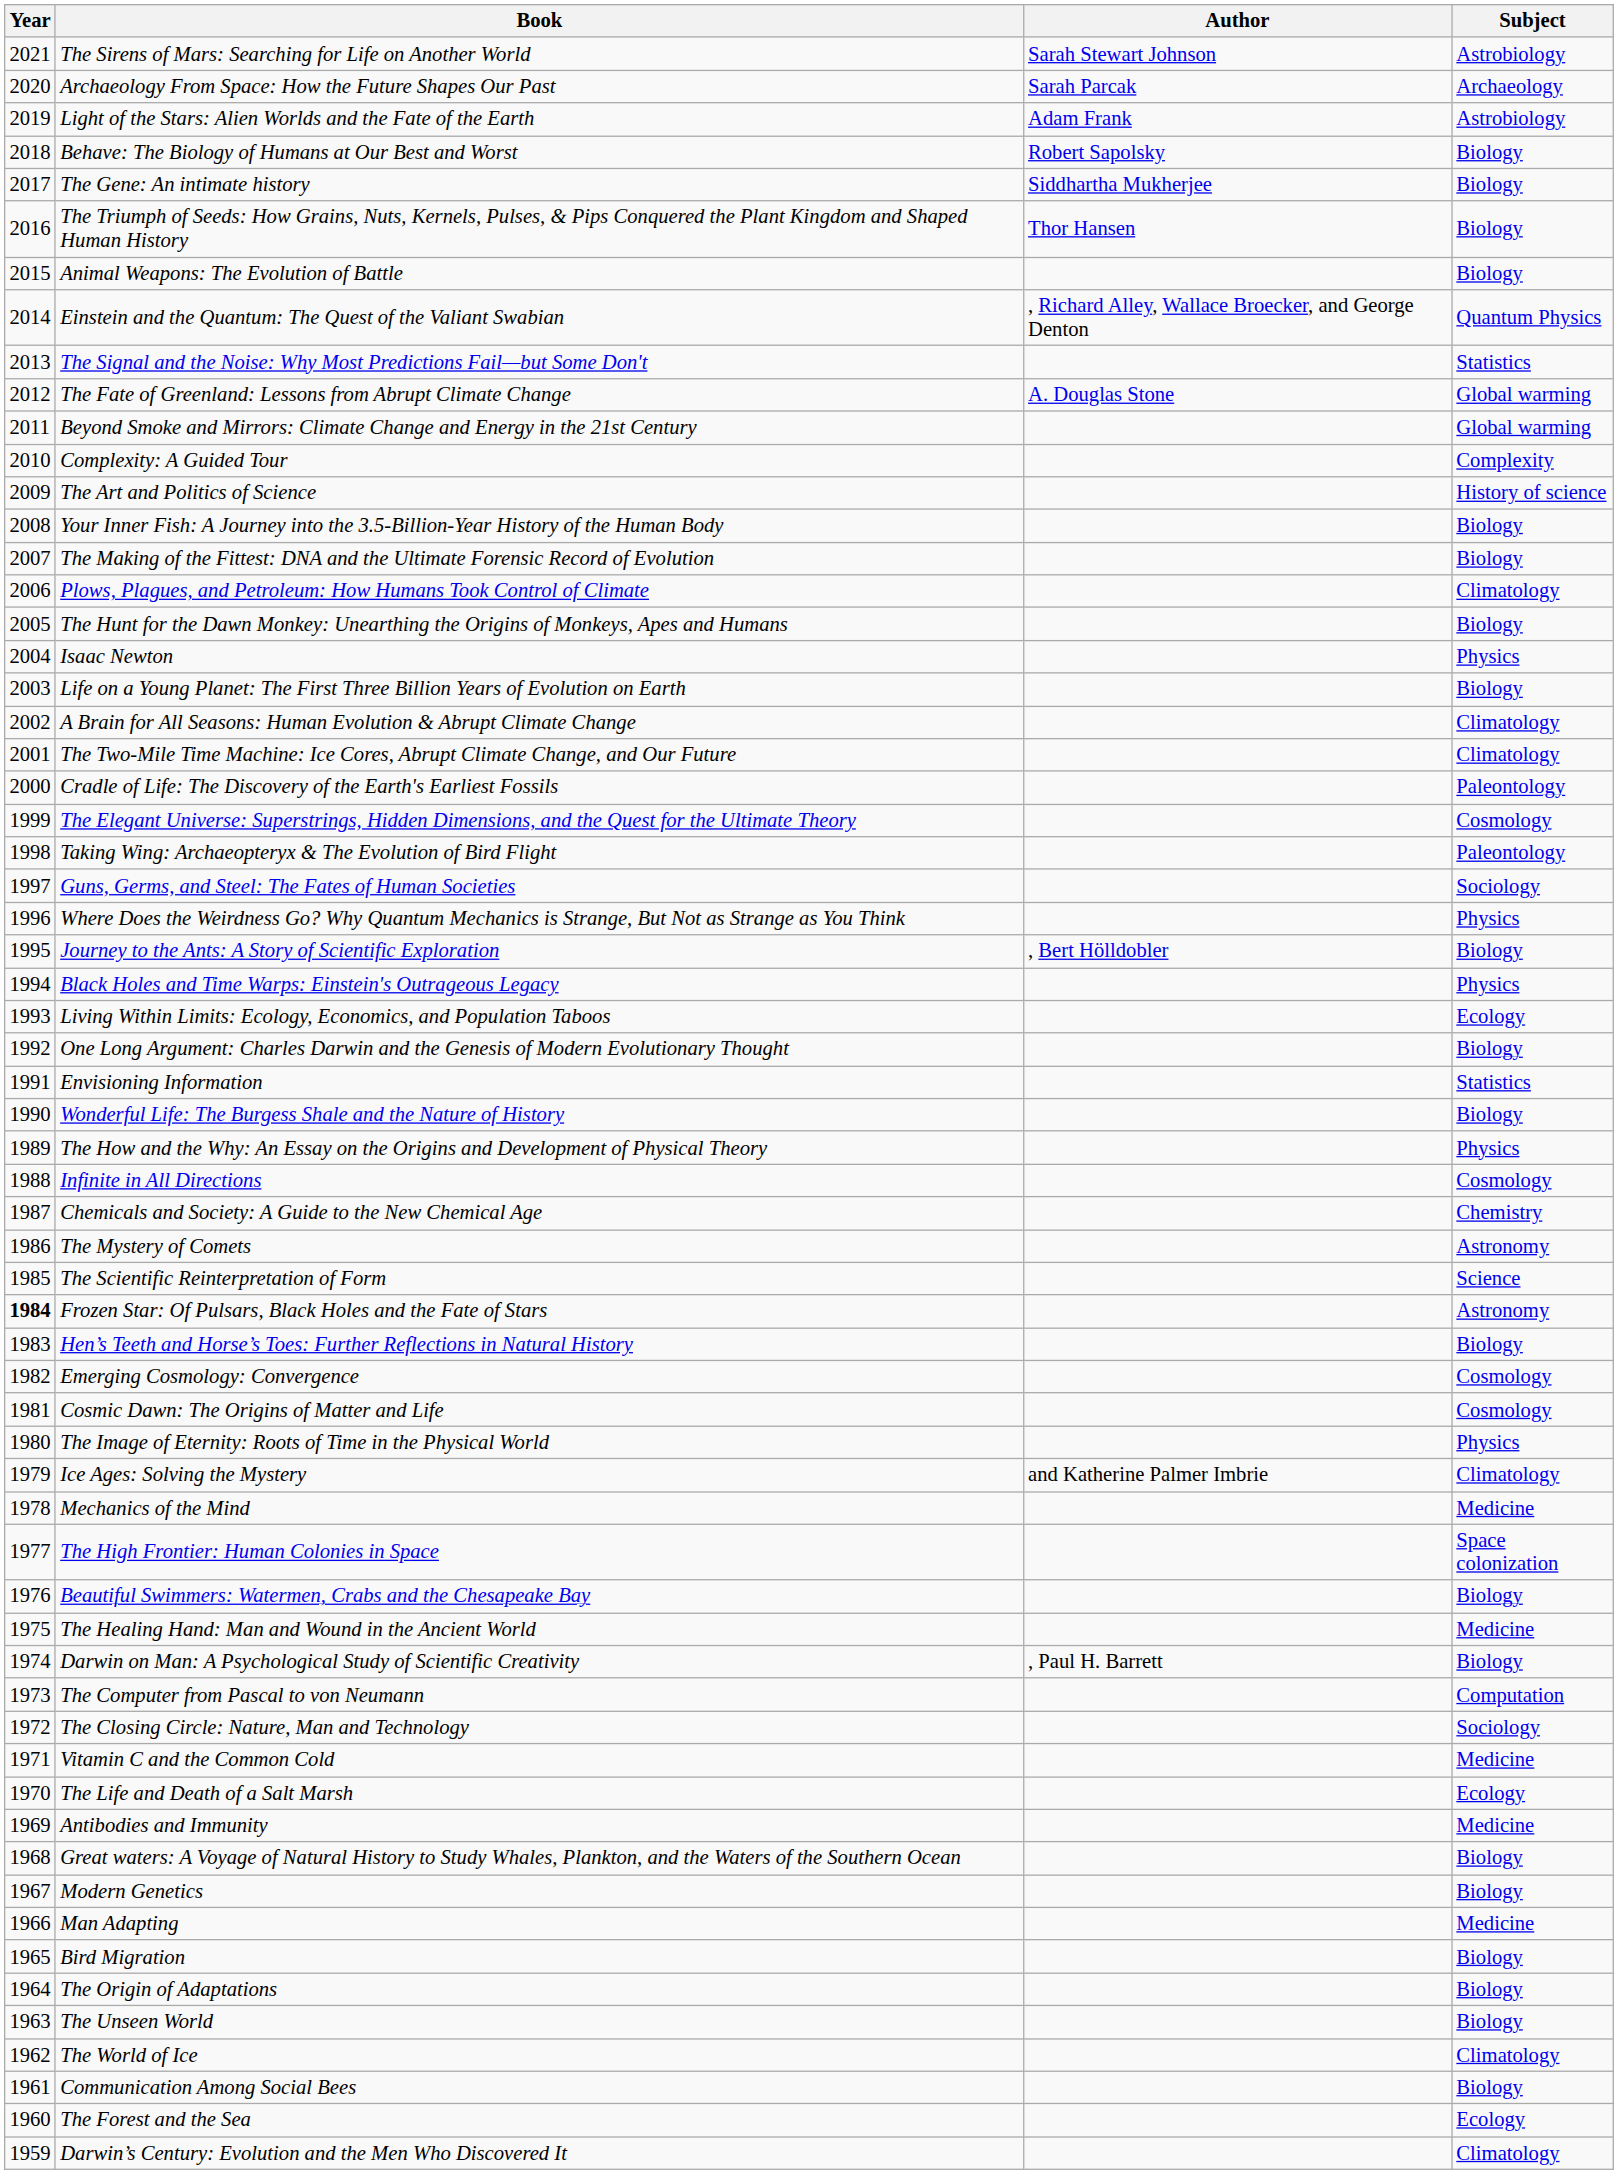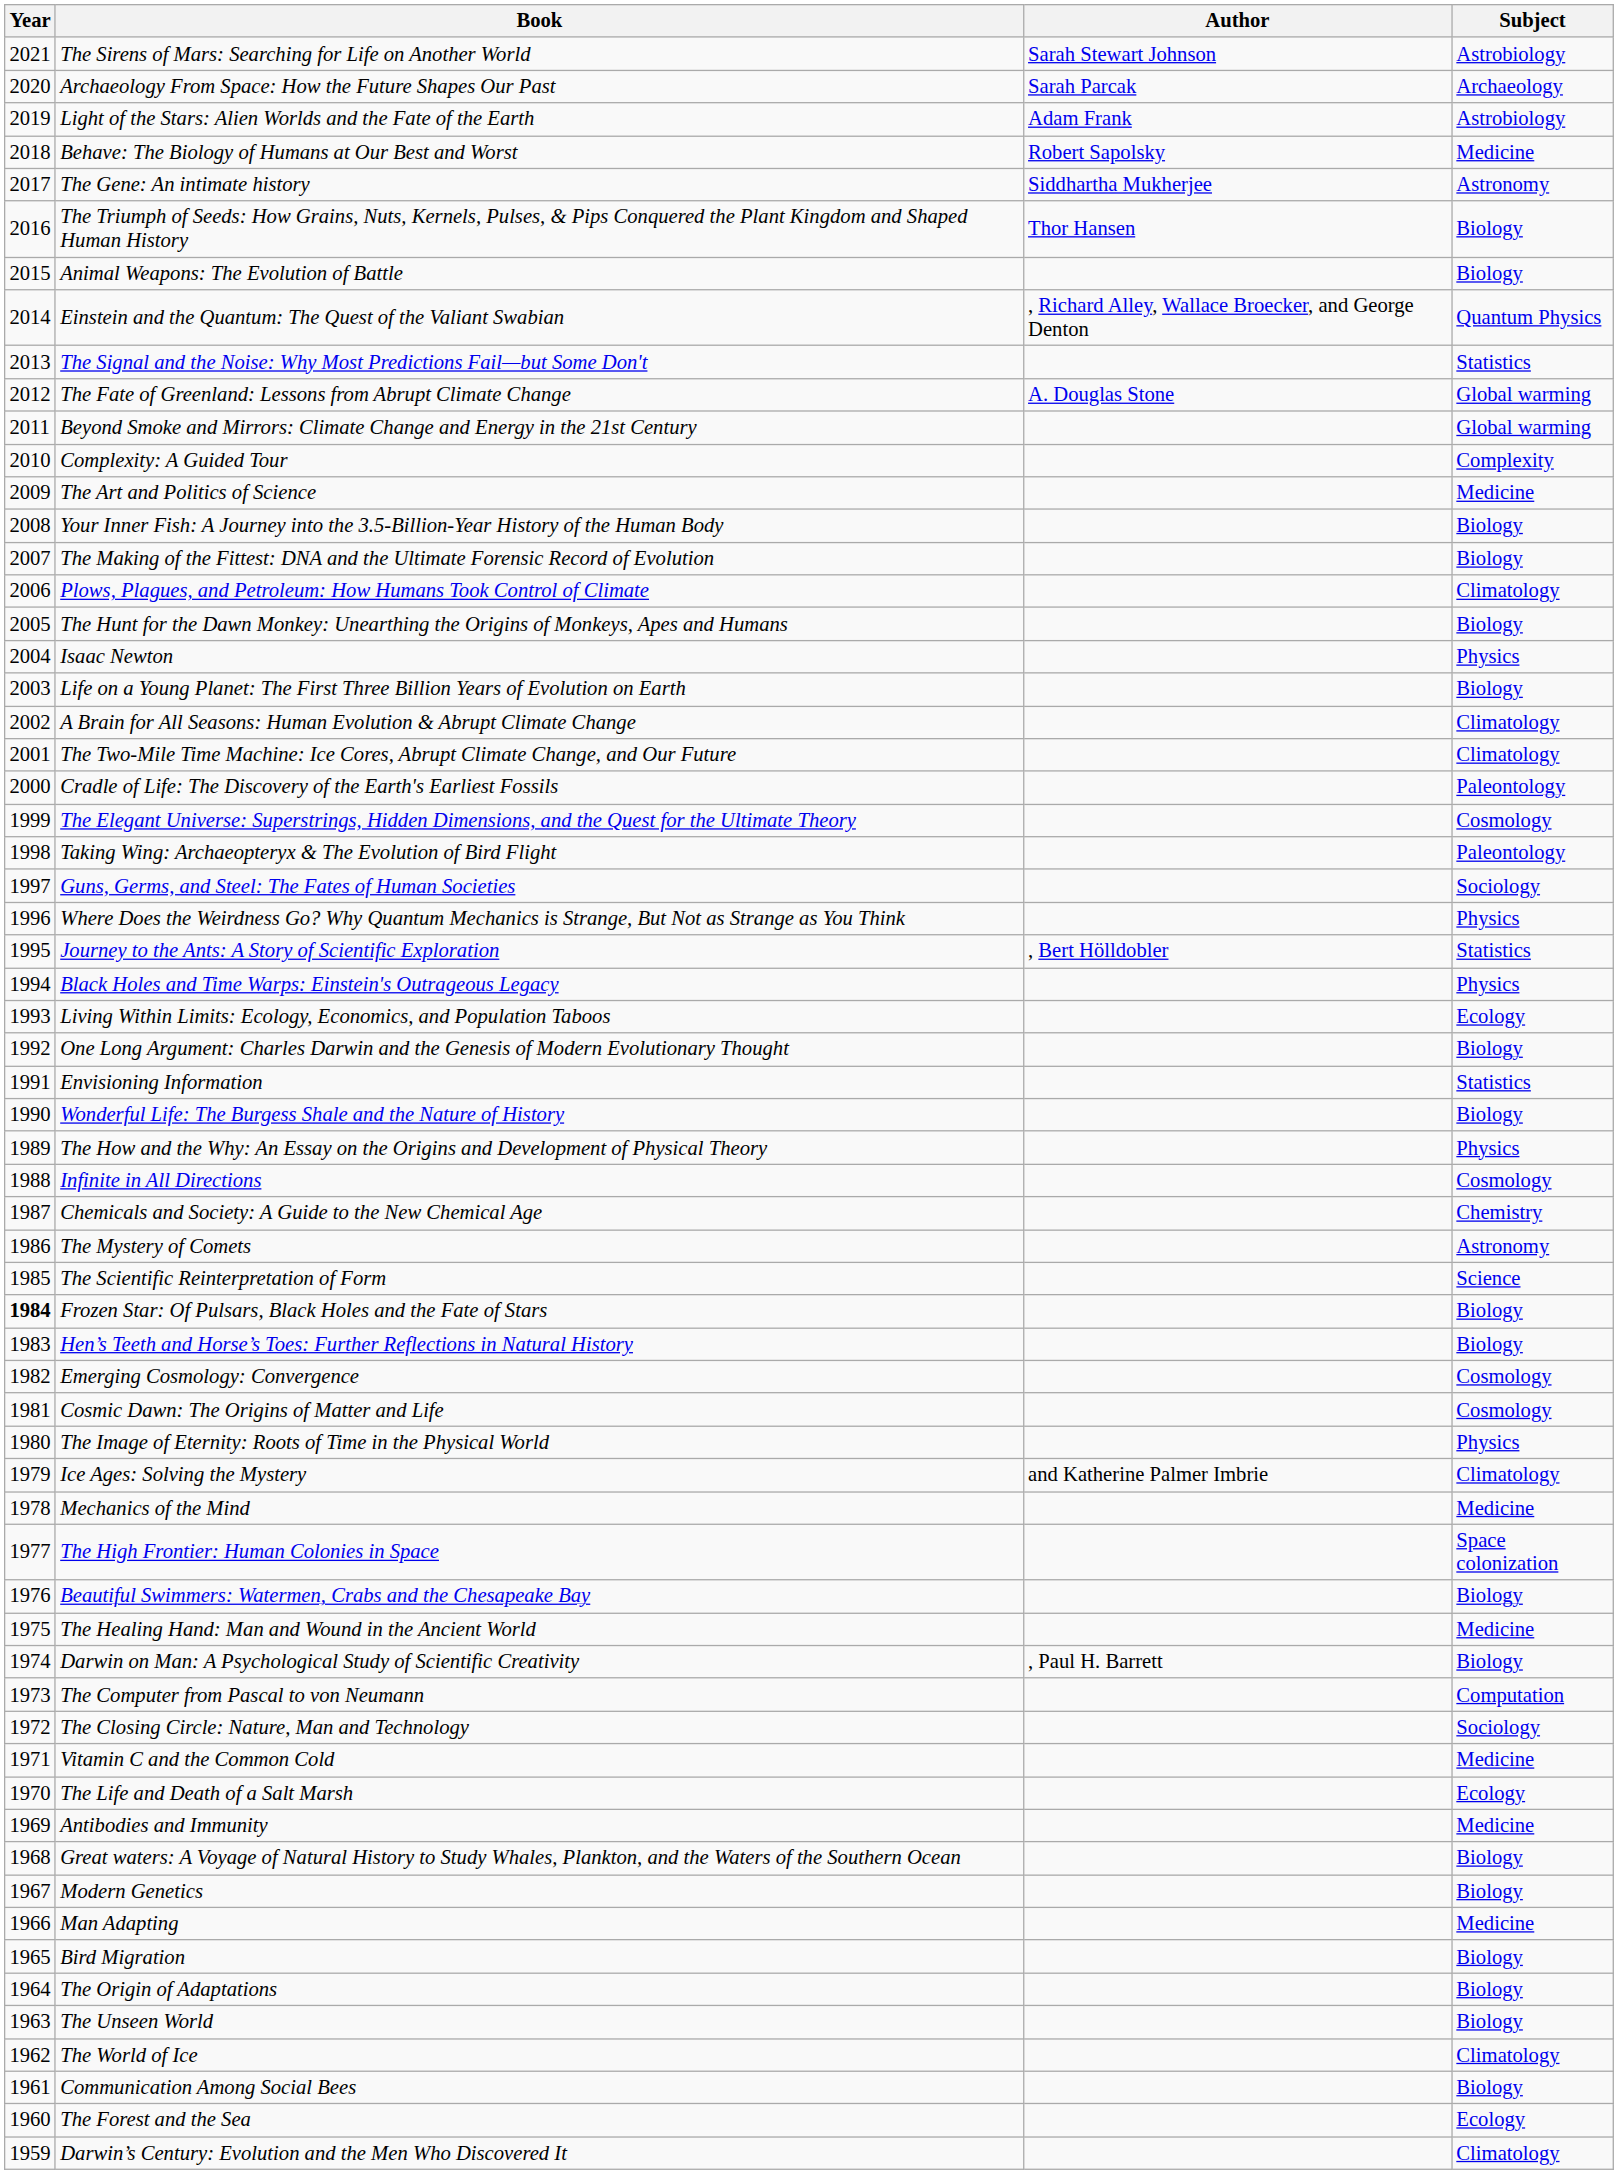(1490, 151) Biology -> (1495, 151) Medicine
(1490, 184) Biology -> (1503, 184) Astronomy
(1531, 492) History of science -> (1495, 492) Medicine
(1490, 951) Biology -> (1494, 951) Statistics
(1503, 1311) Astronomy -> (1490, 1311) Biology
